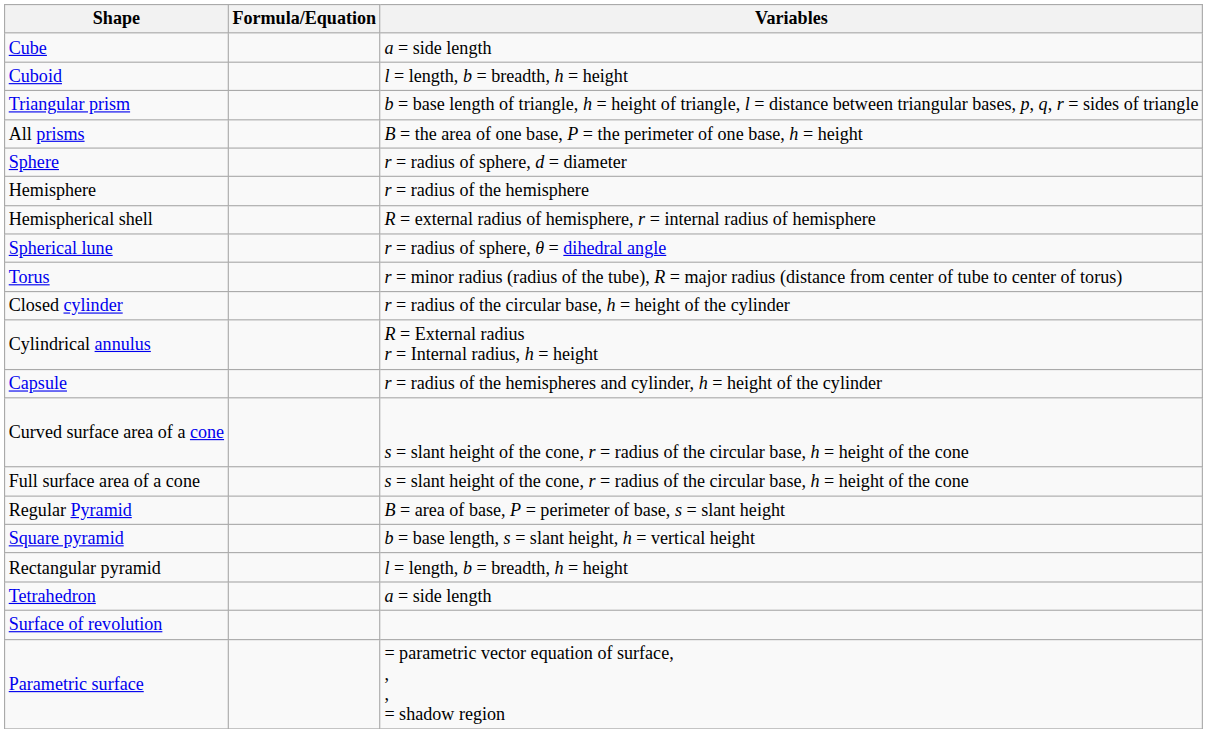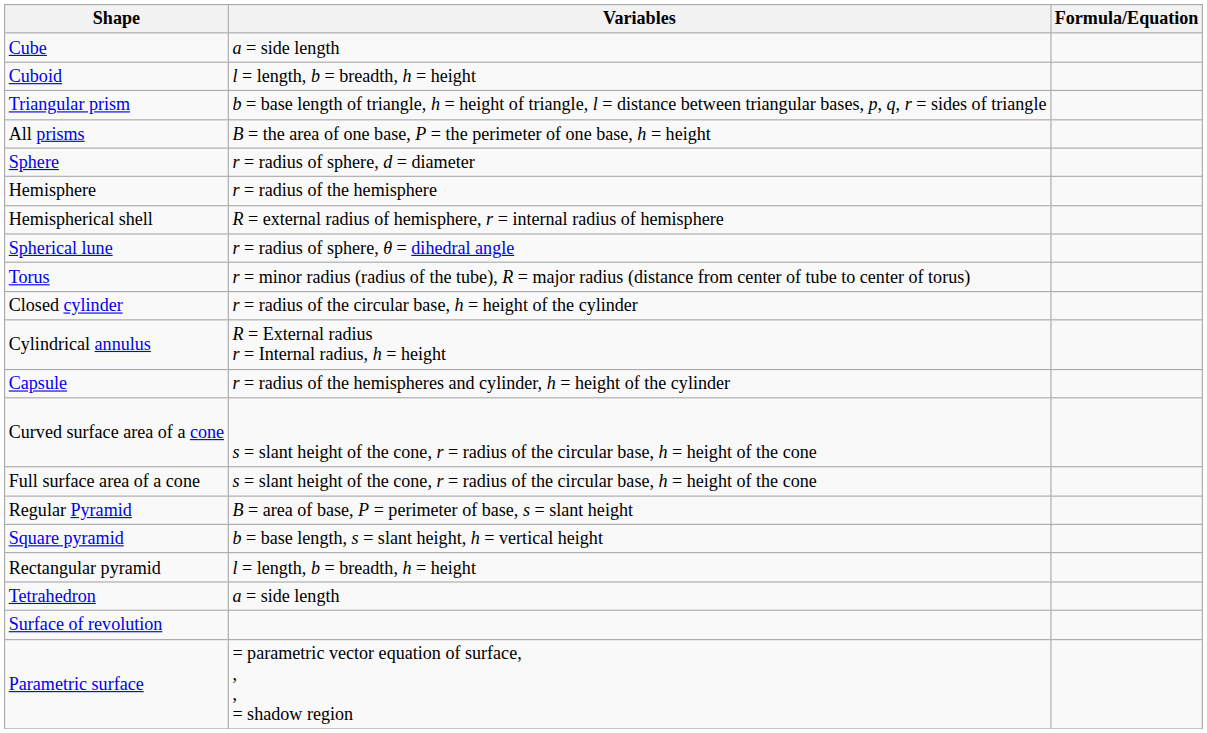columns swapped: (304, 18) <-> (791, 18)
